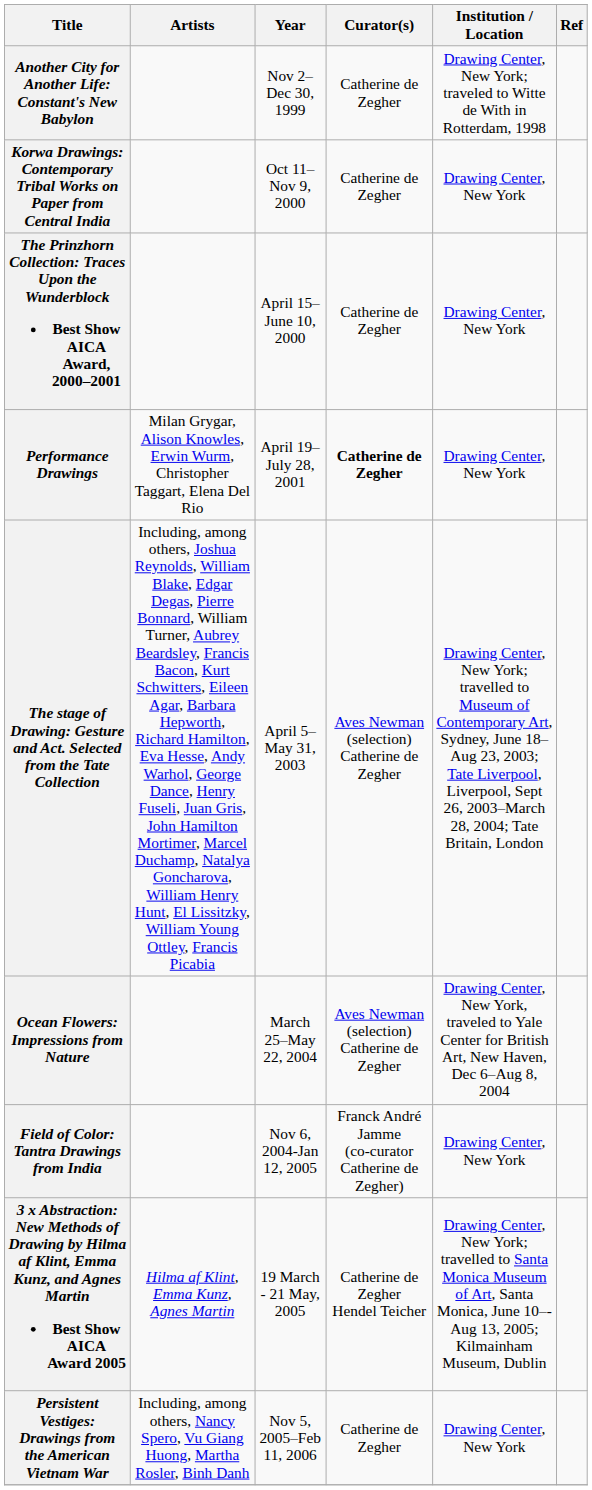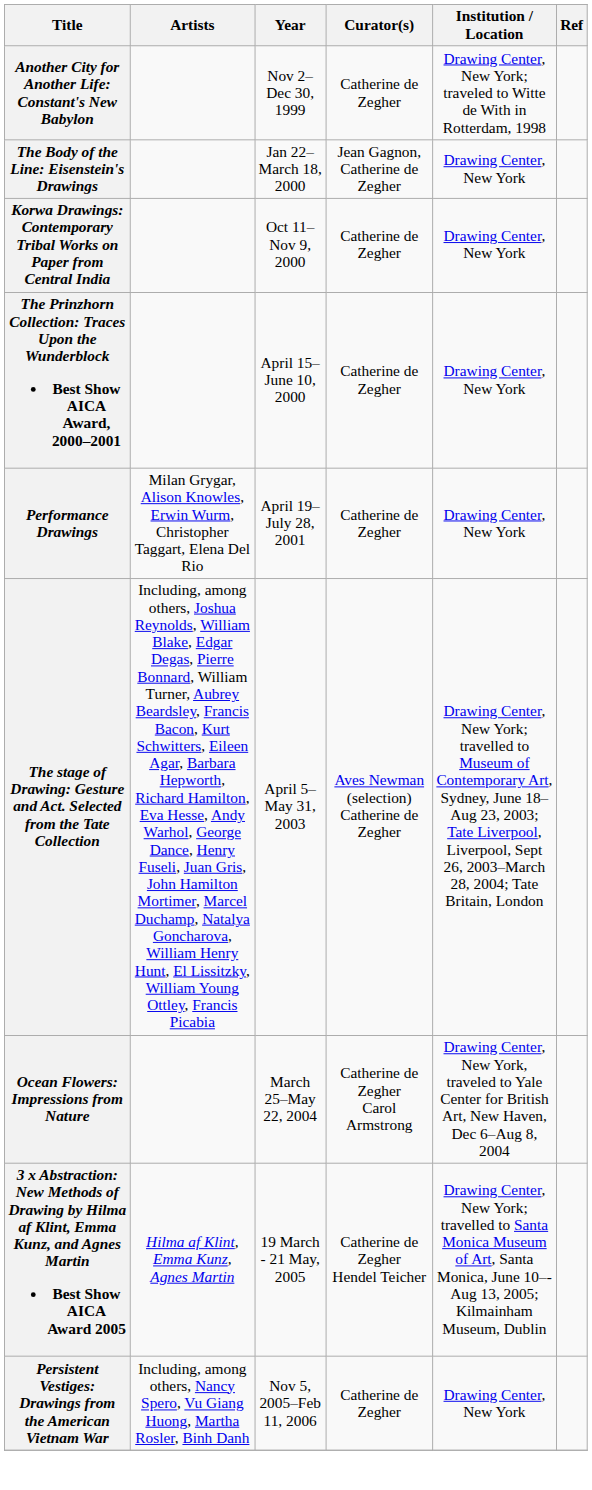+ row: (67, 169)
(379, 464) bold -> (379, 523) normal
(379, 1040) Aves Newman (selection) Catherine de Zegher -> (379, 1099) Catherine de Zegher Carol Armstrong
- row: (67, 1151)
